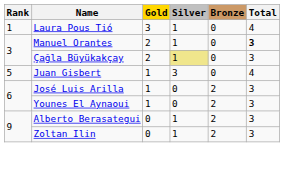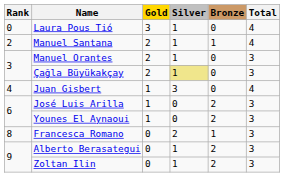(9, 27) 1 -> (9, 27) 0
+ row: (73, 42)
(251, 42) bold -> (251, 58) normal
(9, 73) 5 -> (9, 88) 4
+ row: (79, 134)
